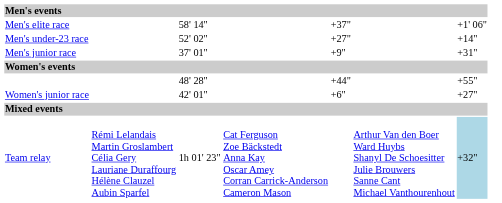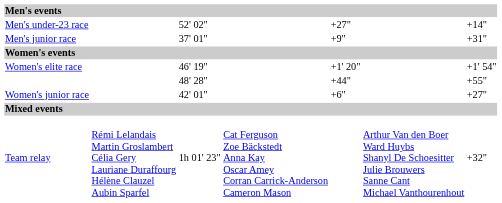- row: (37, 24)
+ row: (44, 67)
(467, 158) lightblue background -> (477, 158) no background
